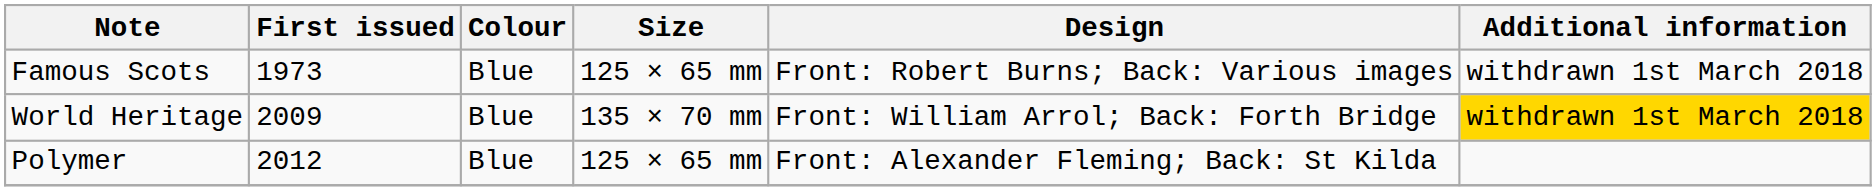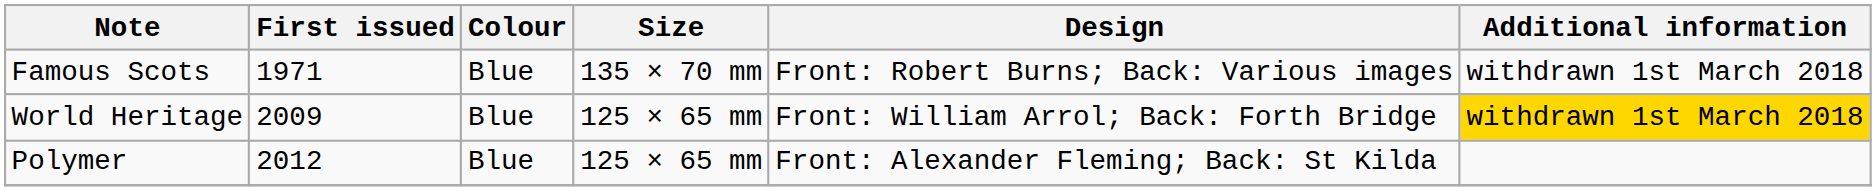(289, 72) 1973 -> (289, 72) 1971
(671, 72) 125 × 65 mm -> (671, 72) 135 × 70 mm
(671, 117) 135 × 70 mm -> (671, 117) 125 × 65 mm
